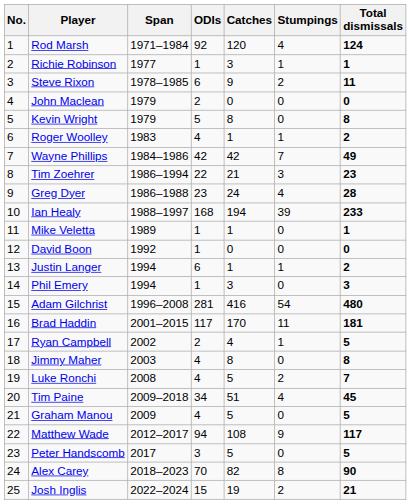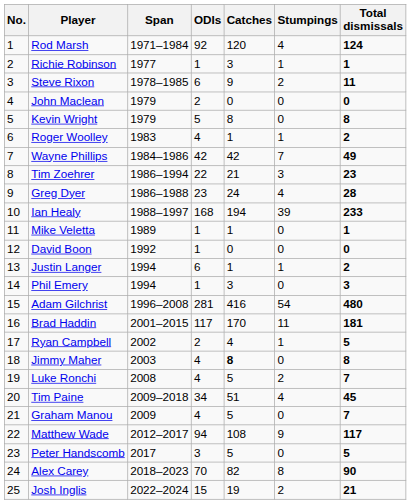(230, 360) normal -> (230, 360) bold
(346, 415) 5 -> (346, 415) 7
